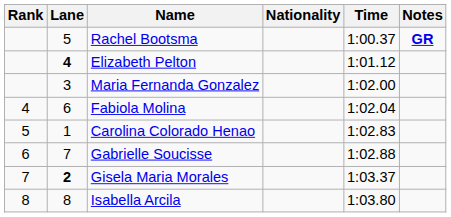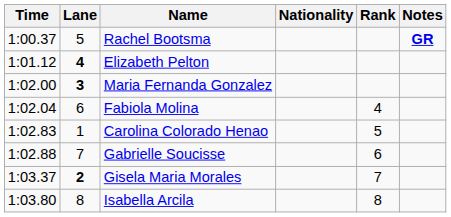columns swapped: (26, 16) <-> (371, 16)
(67, 85) normal -> (80, 85) bold
